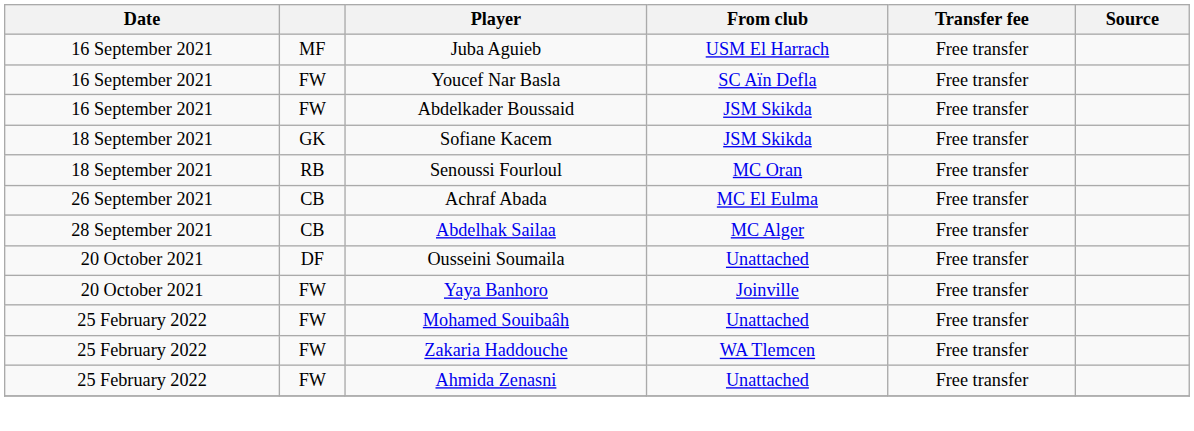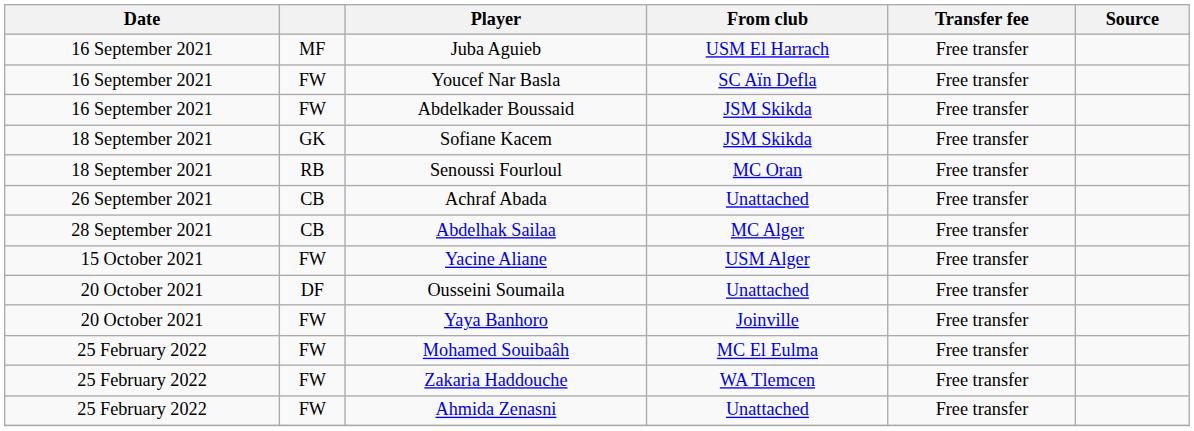(767, 199) MC El Eulma -> (767, 199) Unattached
+ row: (496, 259)
(767, 319) Unattached -> (767, 349) MC El Eulma
